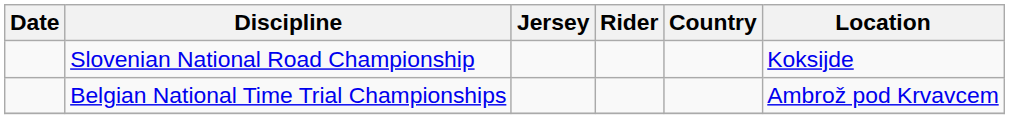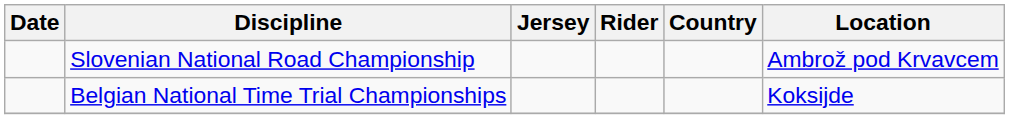(811, 58) Koksijde -> (883, 58) Ambrož pod Krvavcem
(883, 95) Ambrož pod Krvavcem -> (811, 95) Koksijde
